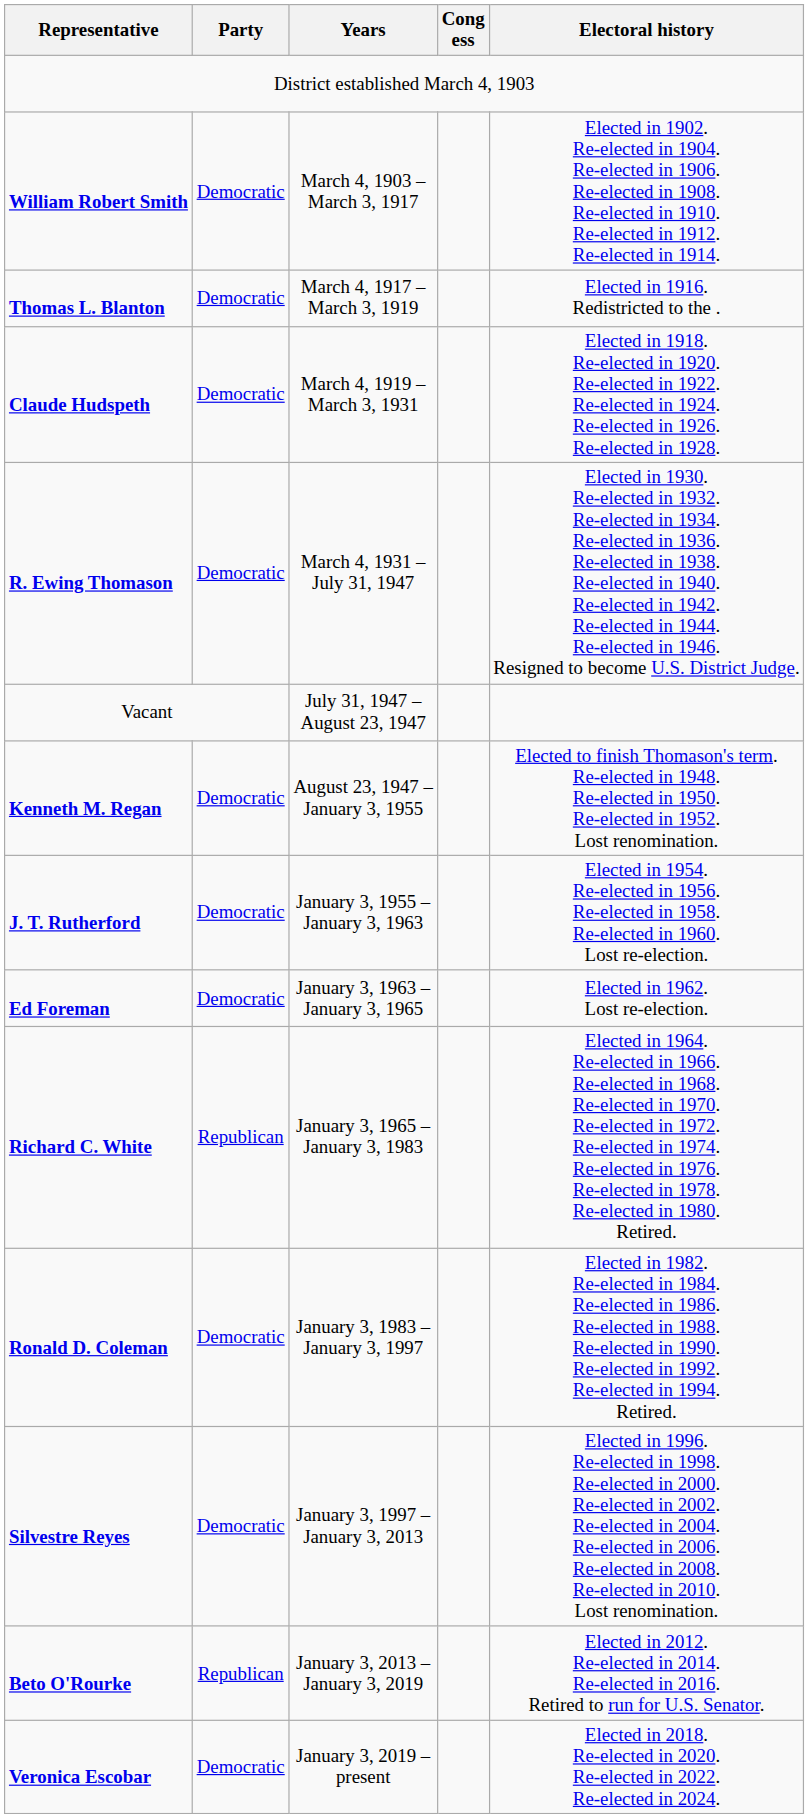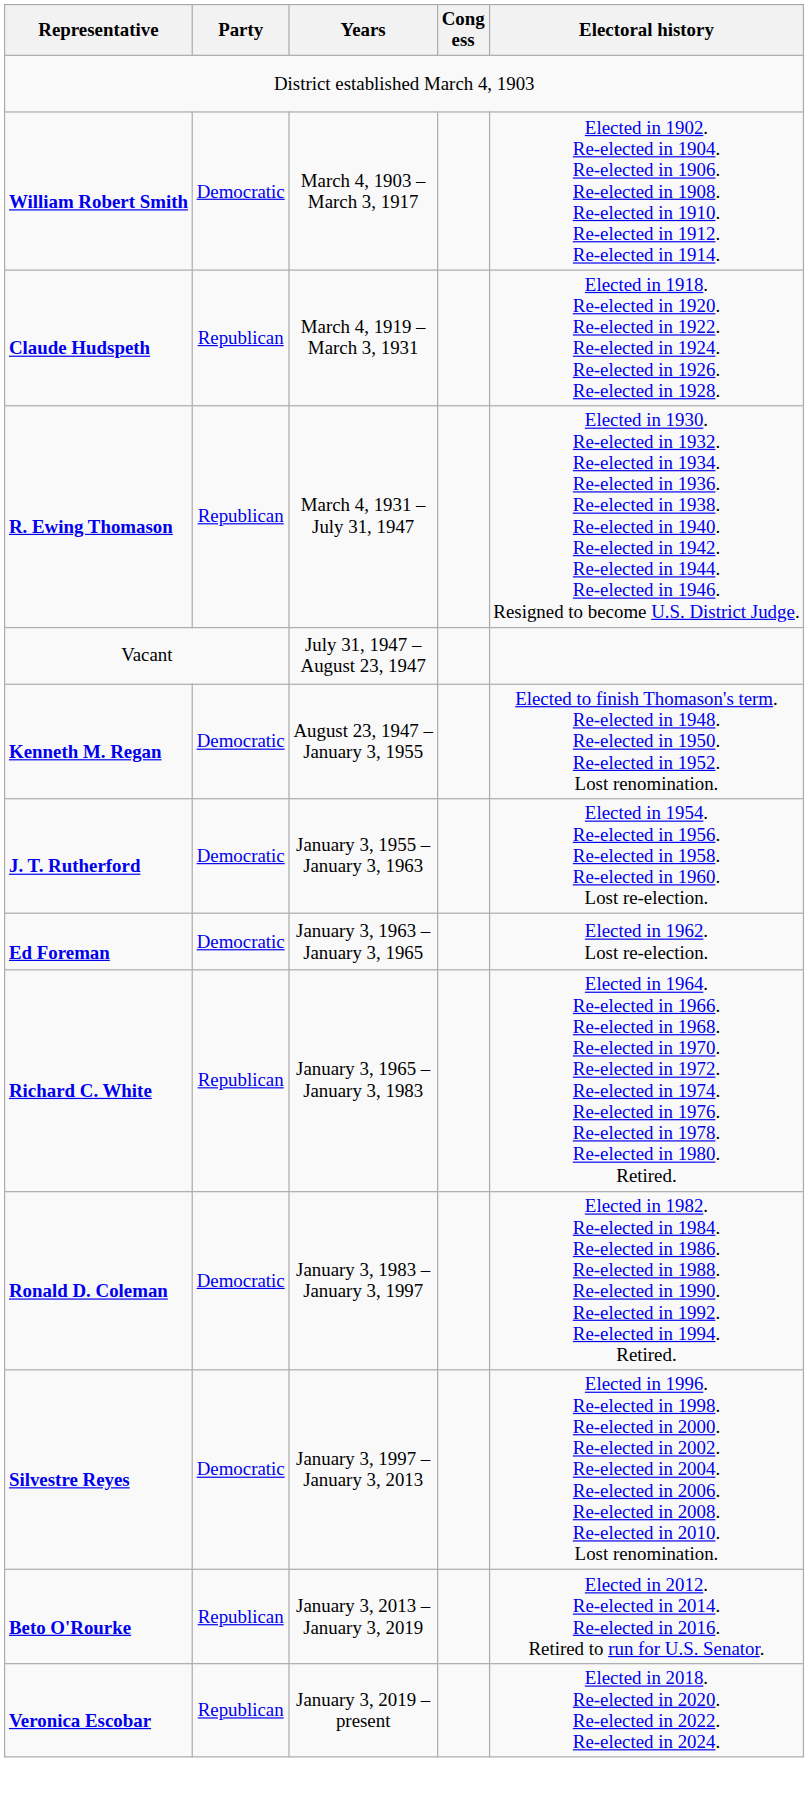- row: (87, 308)
(241, 394) Democratic -> (241, 337) Republican
(241, 573) Democratic -> (241, 516) Republican
(241, 1766) Democratic -> (241, 1710) Republican
